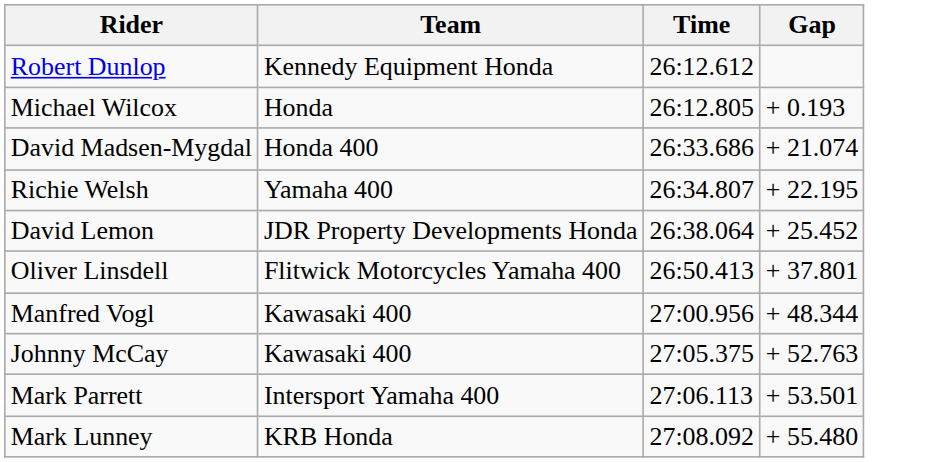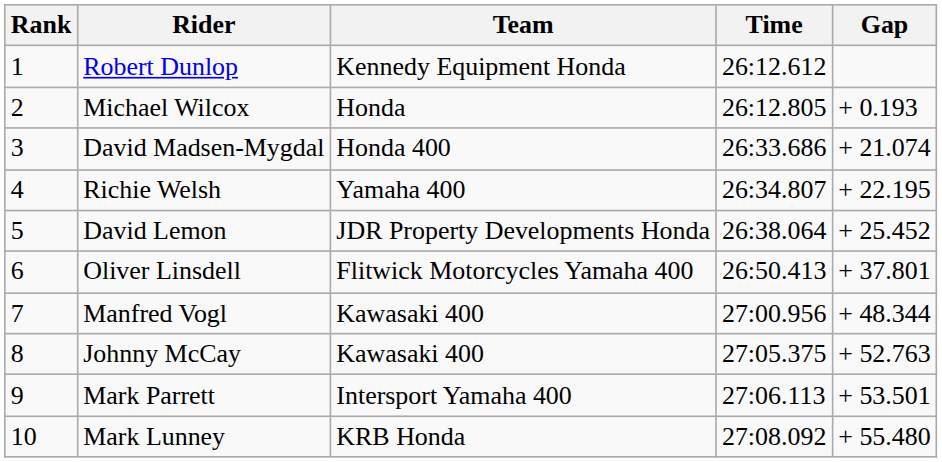+ column: (41, 25)
